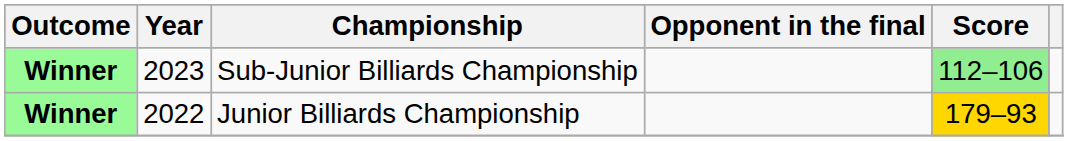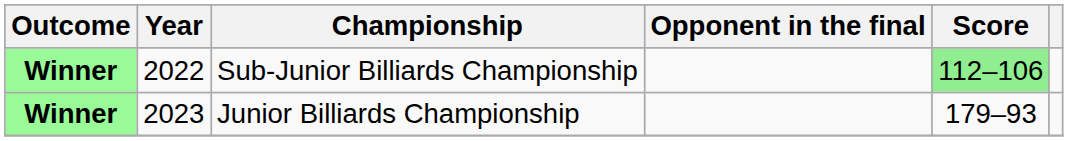(174, 69) 2023 -> (174, 69) 2022
(174, 113) 2022 -> (174, 113) 2023
(991, 113) gold background -> (991, 113) no background
